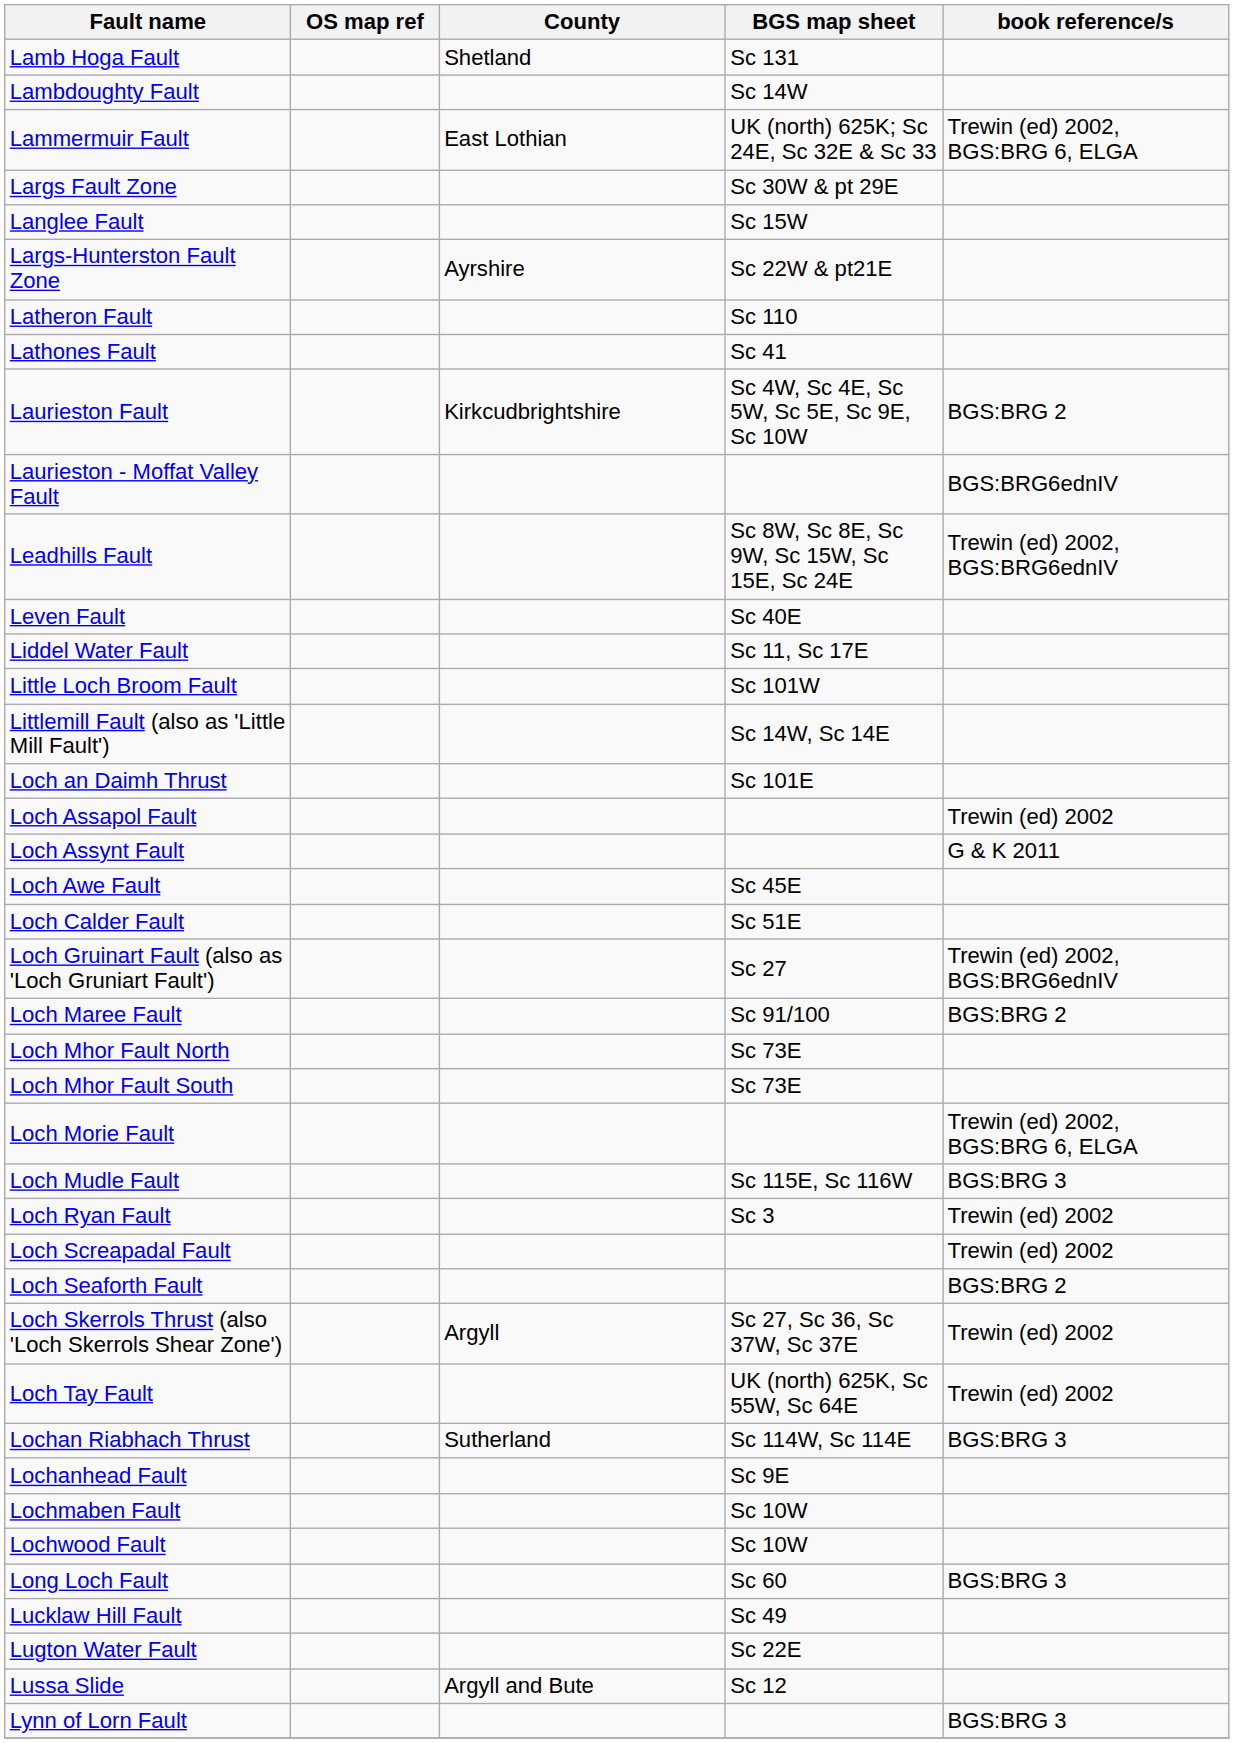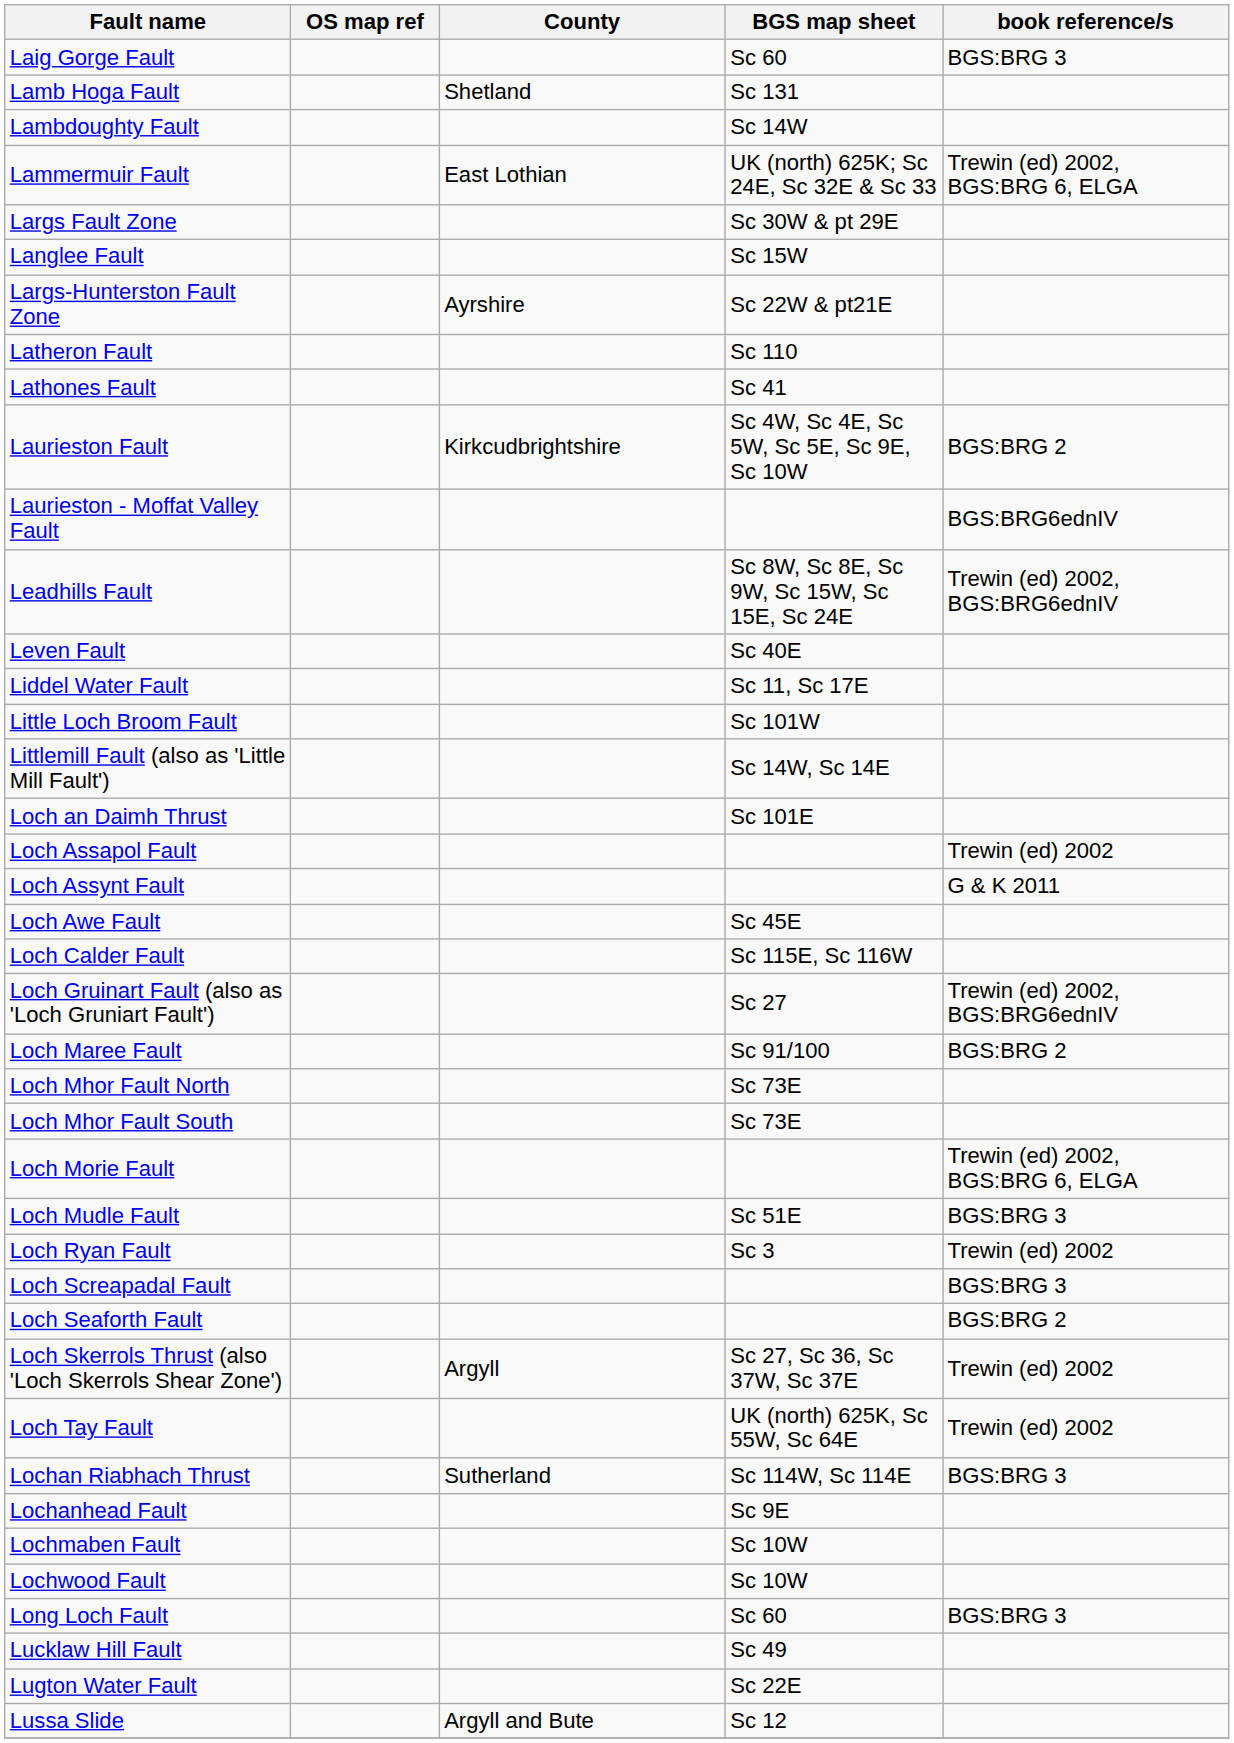+ row: (92, 57)
(766, 921) Sc 51E -> (821, 956) Sc 115E, Sc 116W
(821, 1180) Sc 115E, Sc 116W -> (766, 1215) Sc 51E
(1031, 1250) Trewin (ed) 2002 -> (1007, 1285) BGS:BRG 3
- row: (98, 1720)
